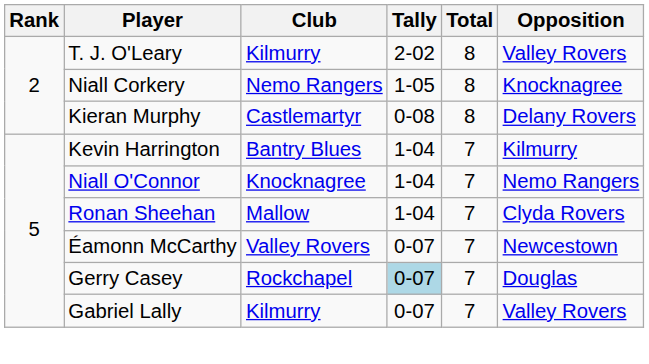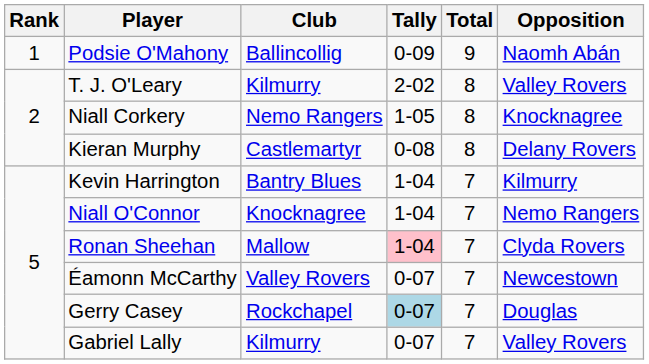+ row: (148, 52)
(414, 213) no background -> (414, 246) pink background
